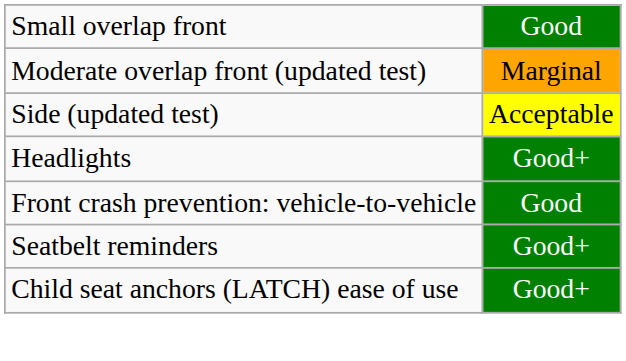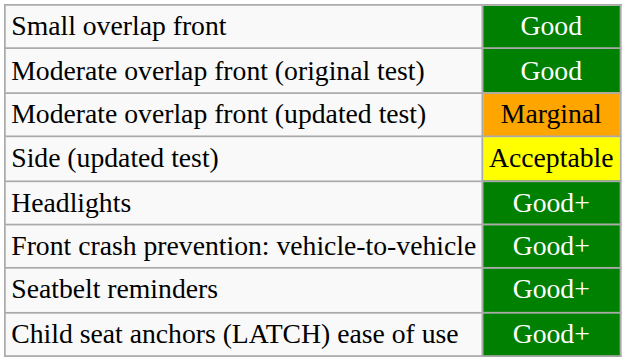+ row: (218, 70)
(551, 202) Good -> (551, 245) Good+
